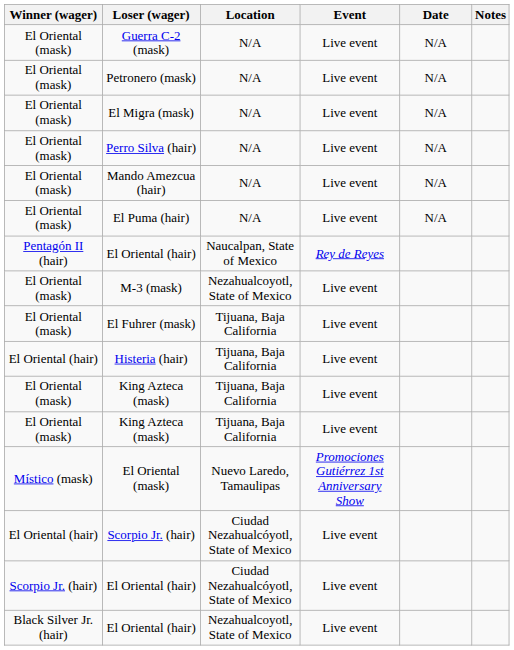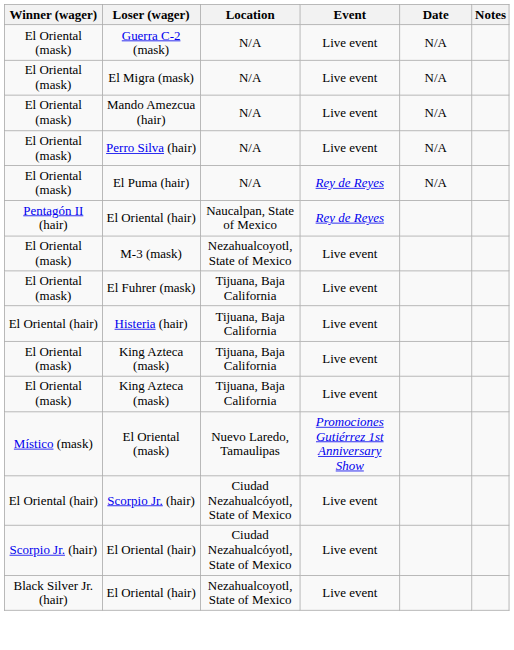- row: (53, 77)
rows swapped: (53, 148) <-> (53, 183)
(350, 218) Live event -> (350, 183) Rey de Reyes
